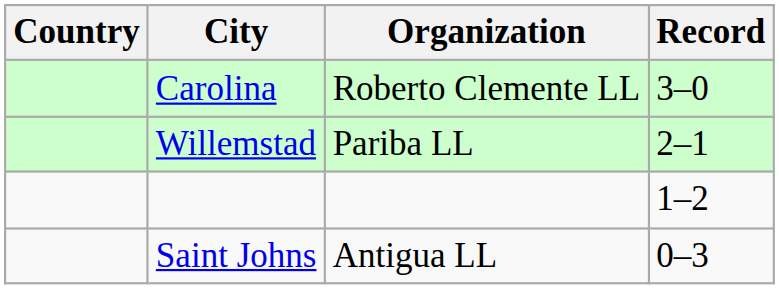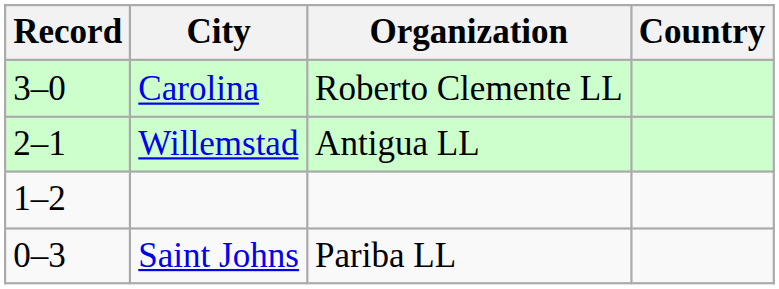columns swapped: (76, 32) <-> (711, 32)
(403, 143) Pariba LL -> (397, 143) Antigua LL
(415, 254) Antigua LL -> (386, 254) Pariba LL
